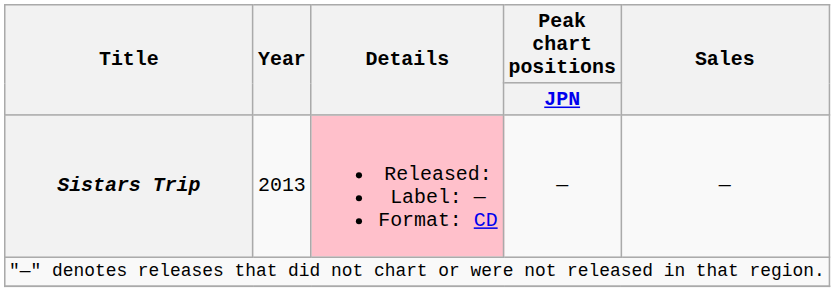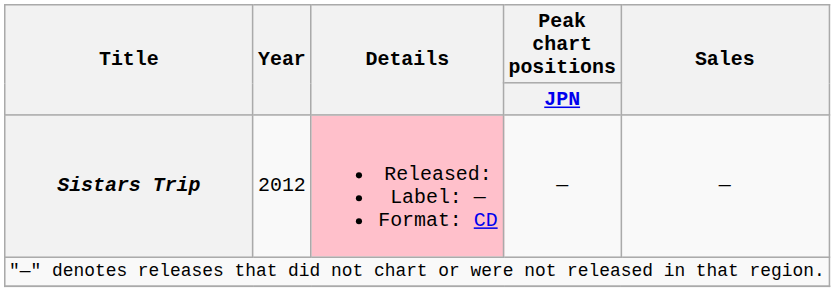(282, 186) 2013 -> (282, 186) 2012
